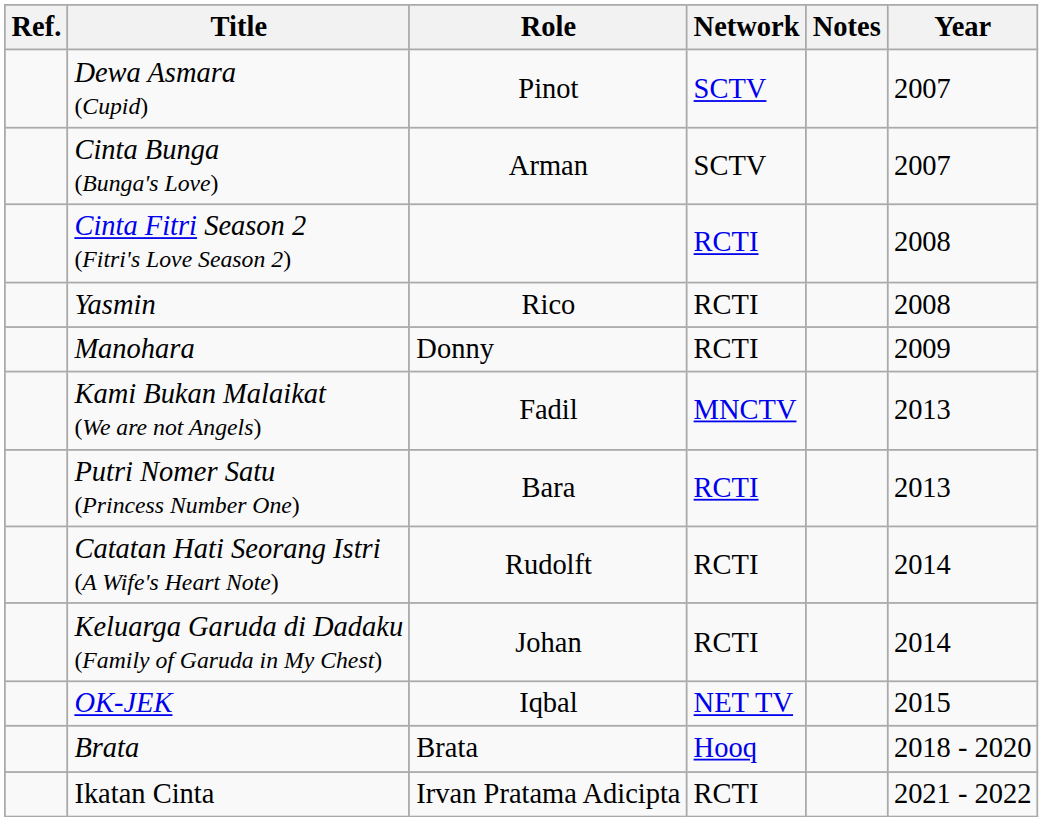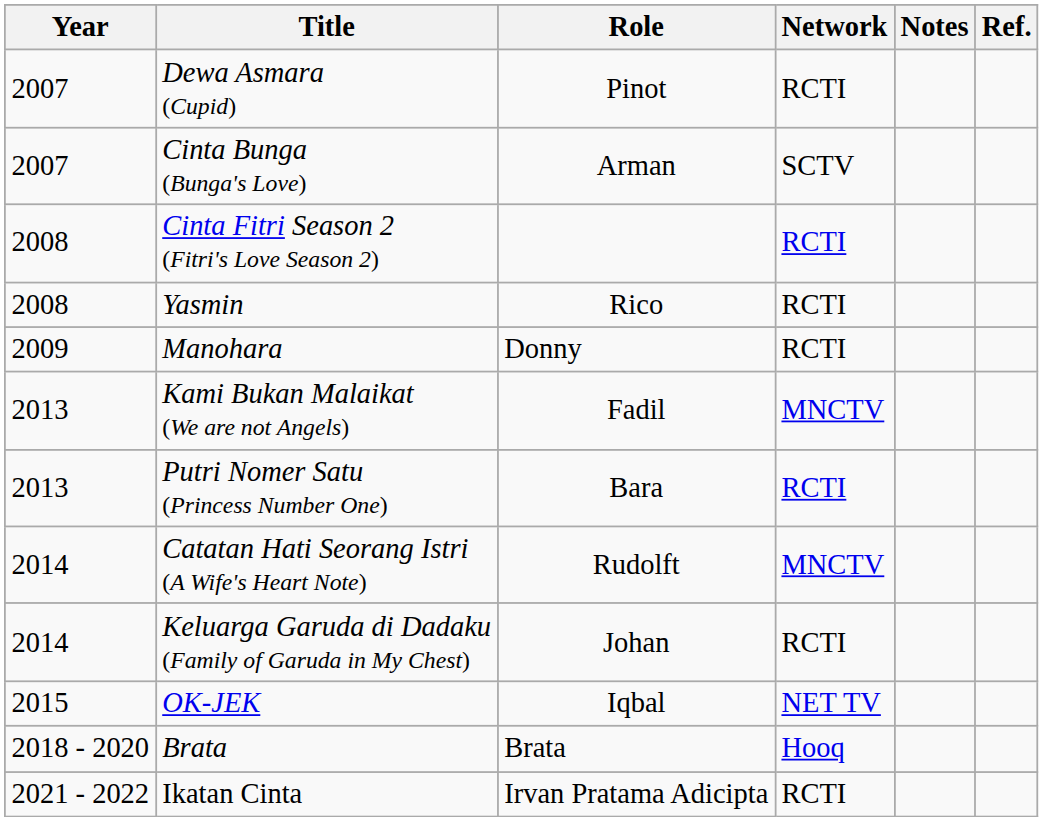columns swapped: (963, 27) <-> (36, 27)
(730, 88) SCTV -> (814, 88) RCTI
(726, 564) RCTI -> (833, 564) MNCTV
